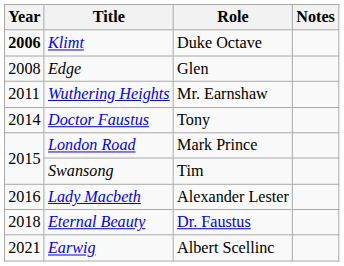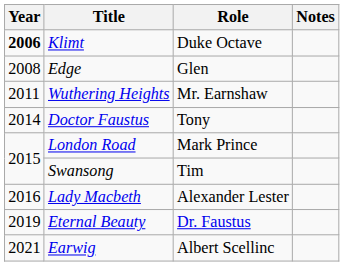(24, 222) 2018 -> (24, 222) 2019
